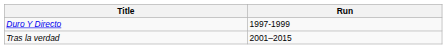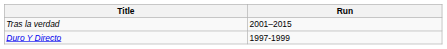rows swapped: (34, 24) <-> (33, 37)
